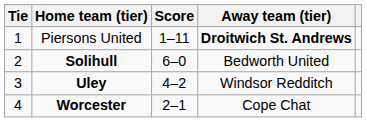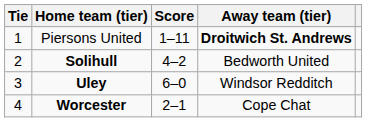(174, 60) 6–0 -> (174, 60) 4–2
(174, 83) 4–2 -> (174, 83) 6–0
